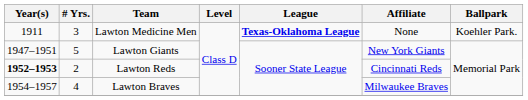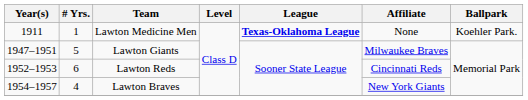(76, 32) 3 -> (76, 32) 1
(406, 50) New York Giants -> (406, 50) Milwaukee Braves
(32, 68) bold -> (32, 68) normal
(76, 68) 2 -> (76, 68) 6
(406, 87) Milwaukee Braves -> (406, 87) New York Giants
